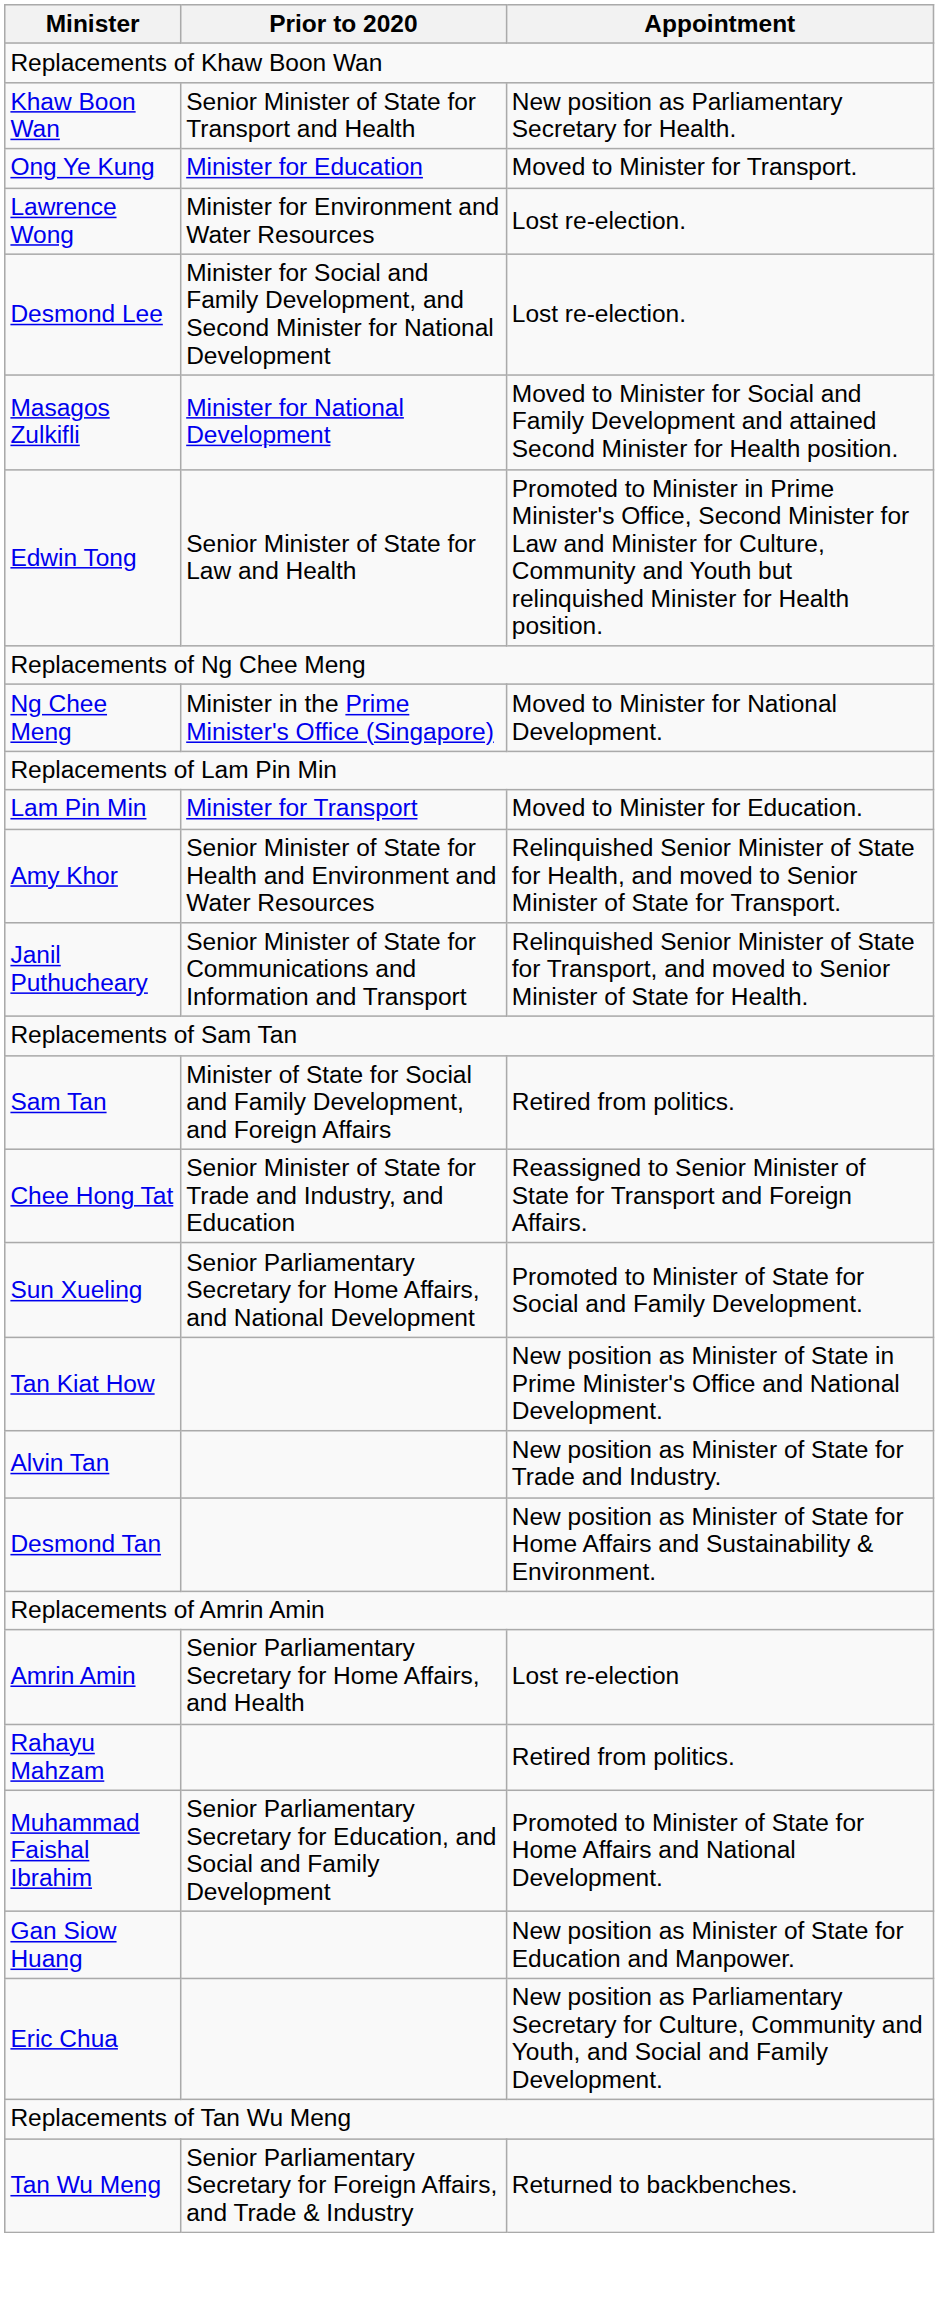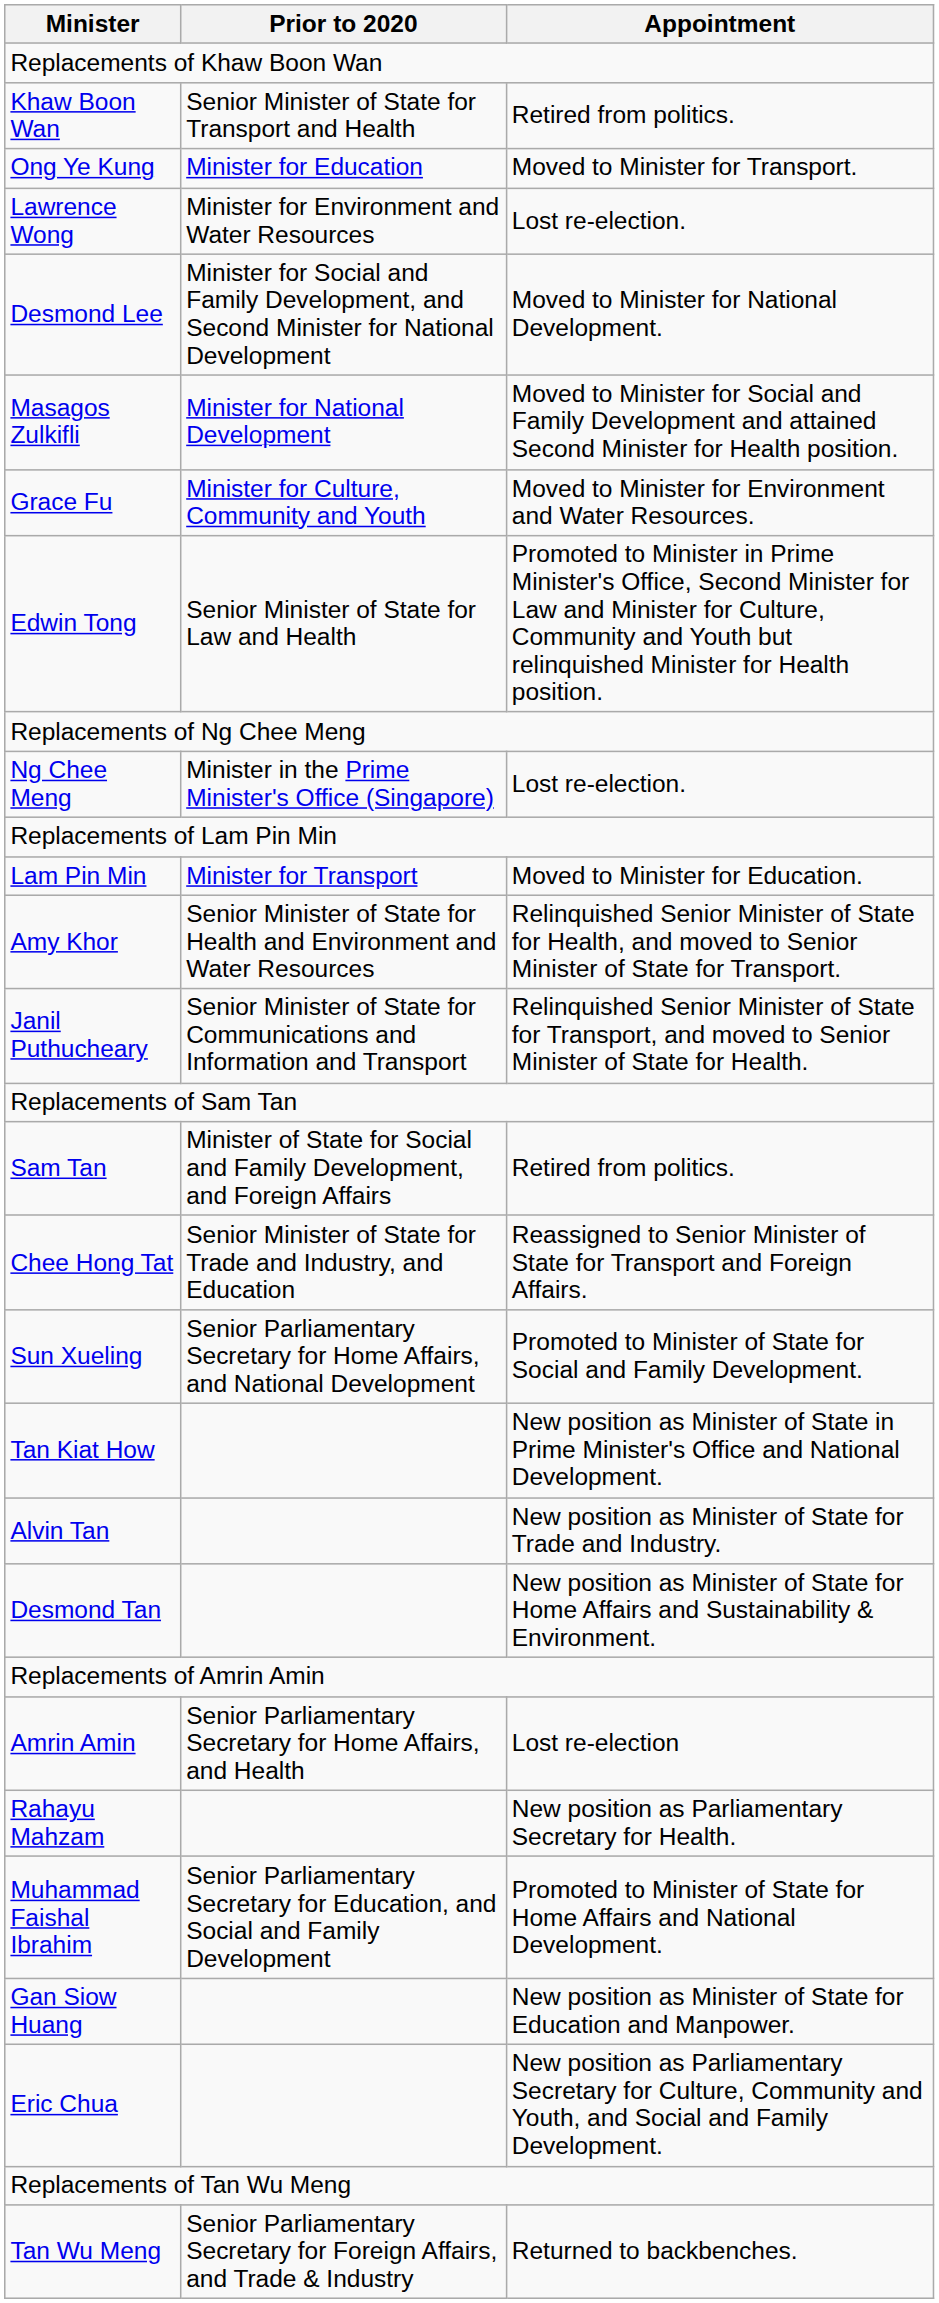(677, 115) New position as Parliamentary Secretary for Health. -> (623, 115) Retired from politics.
(599, 314) Lost re-election. -> (674, 314) Moved to Minister for National Development.
+ row: (61, 502)
(674, 717) Moved to Minister for National Development. -> (599, 783) Lost re-election.
(623, 1756) Retired from politics. -> (677, 1823) New position as Parliamentary Secretary for Health.
